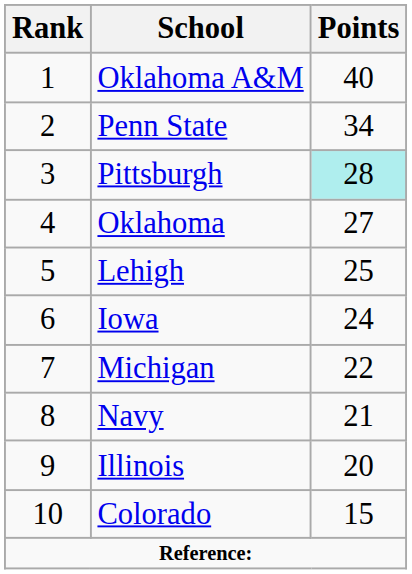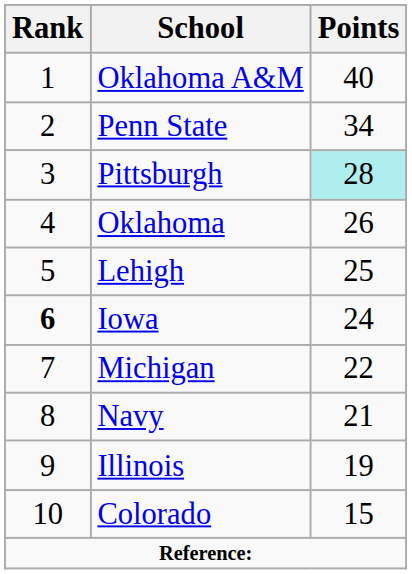(359, 222) 27 -> (359, 222) 26
(48, 319) normal -> (48, 319) bold
(359, 464) 20 -> (359, 464) 19
